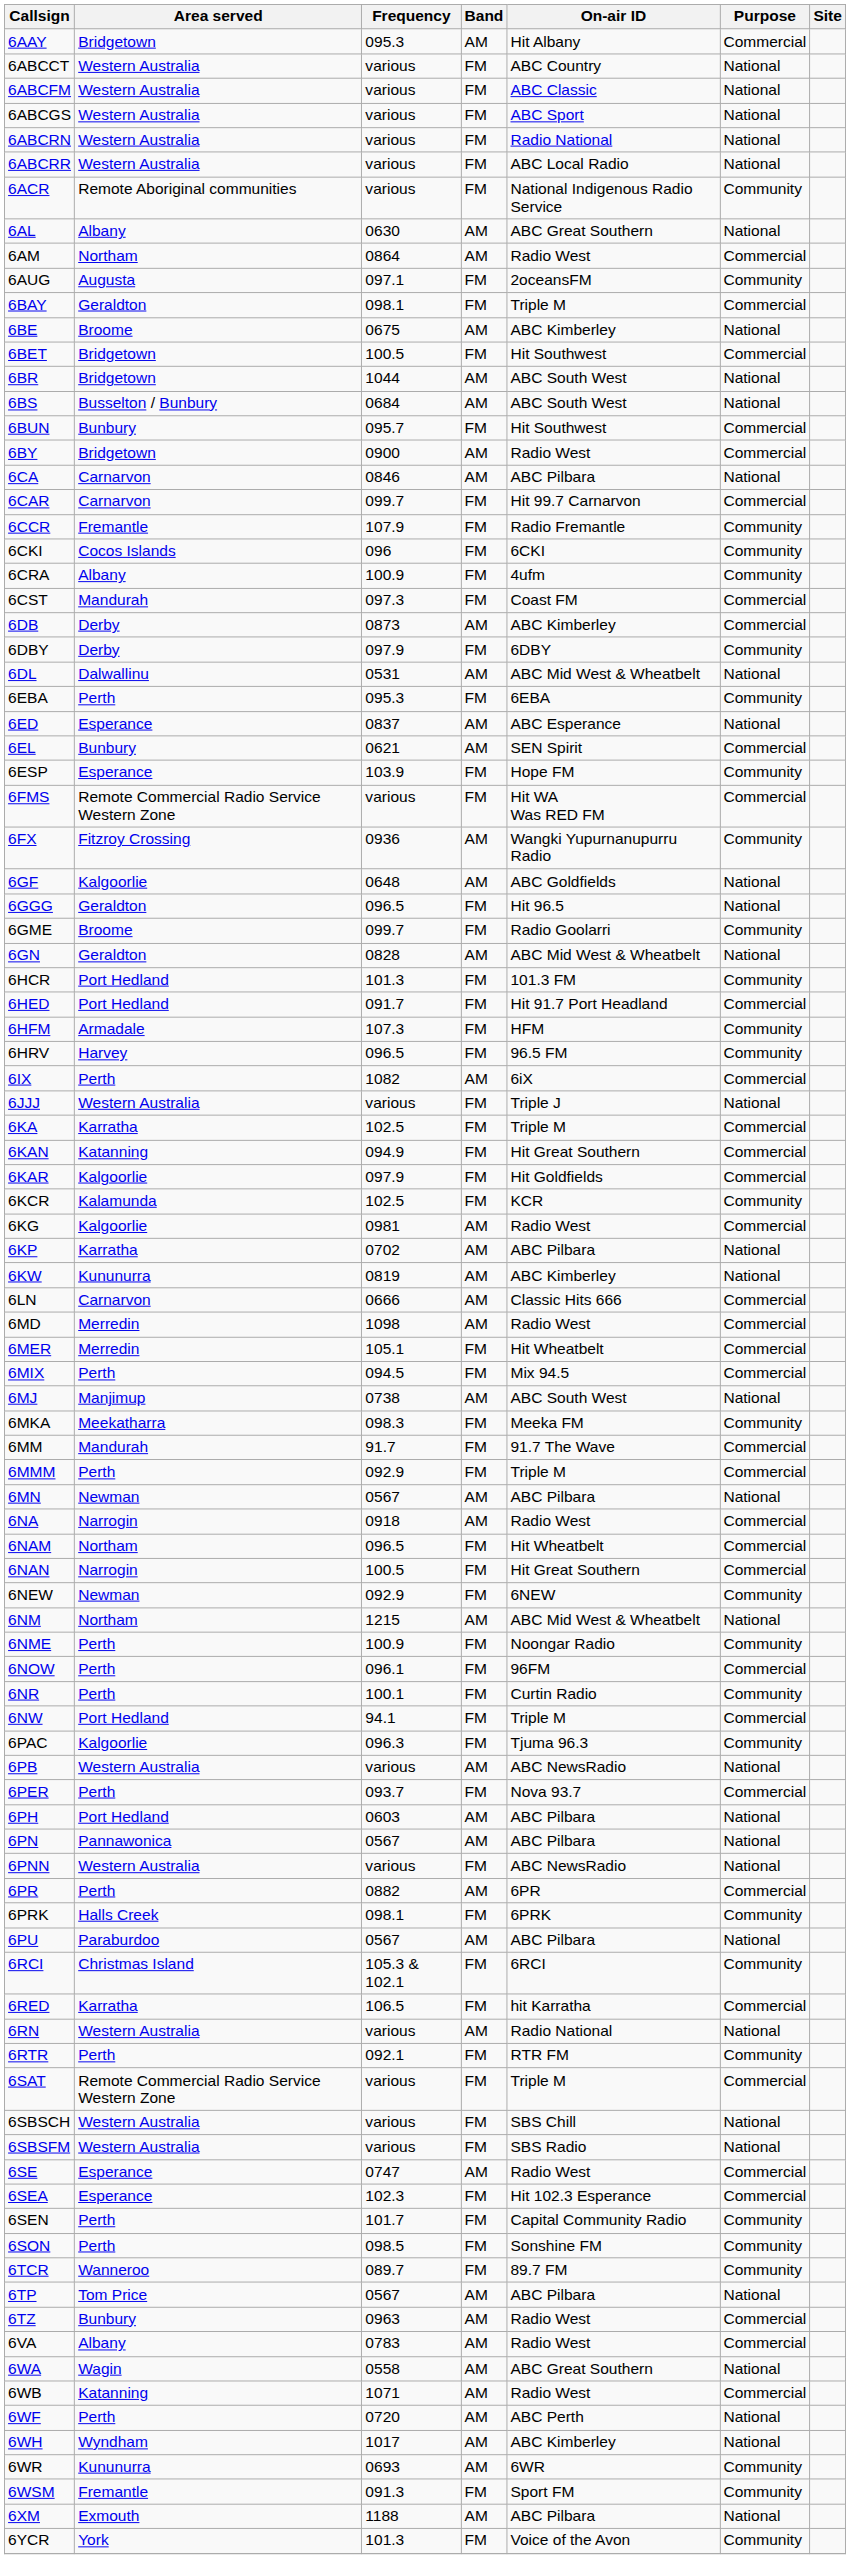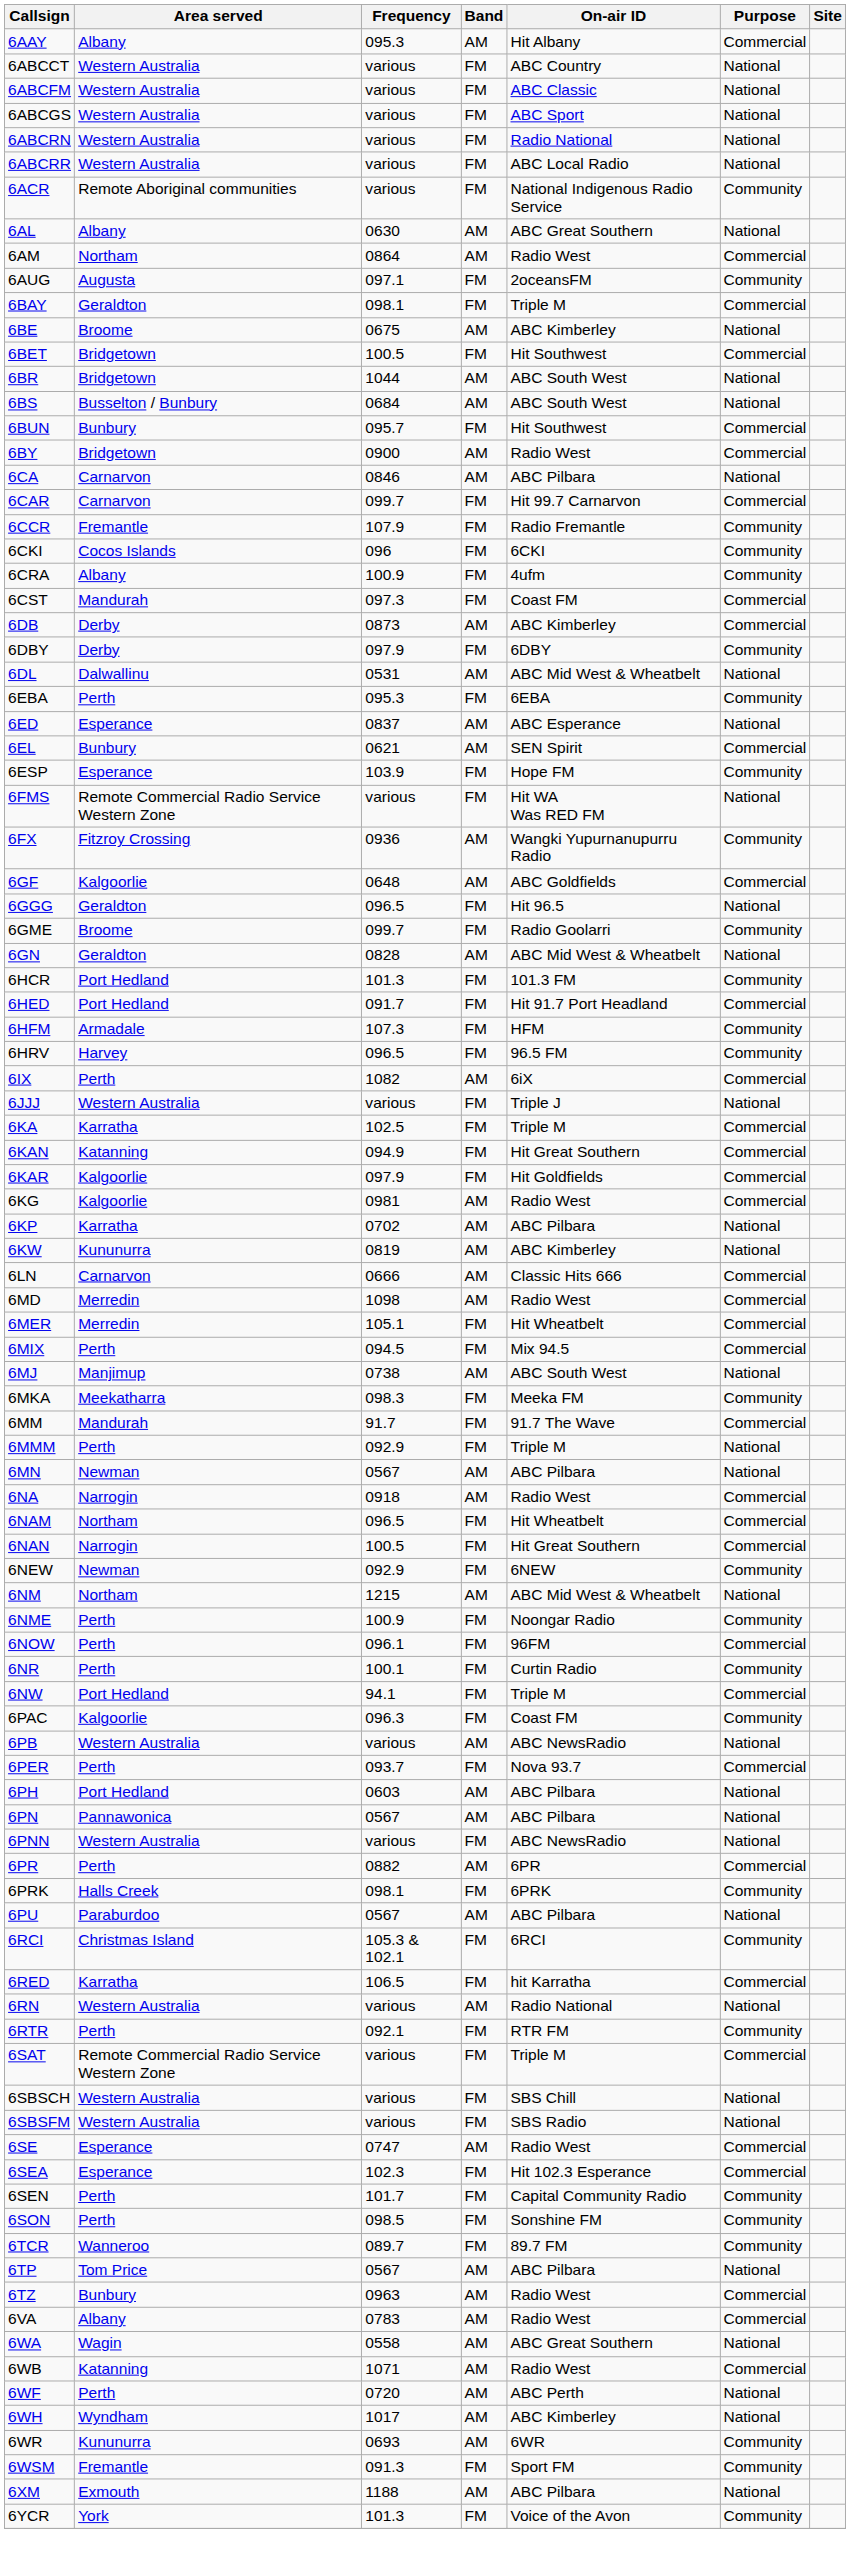(117, 41) Bridgetown -> (102, 41) Albany
(765, 797) Commercial -> (752, 797) National
(752, 881) National -> (765, 881) Commercial
- row: (29, 1201)
(765, 1472) Commercial -> (752, 1447) National
(549, 1742) Tjuma 96.3 -> (544, 1718) Coast FM
